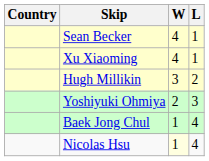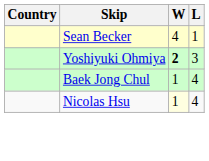- row: (100, 58)
- row: (102, 79)
(175, 101) normal -> (175, 58) bold
